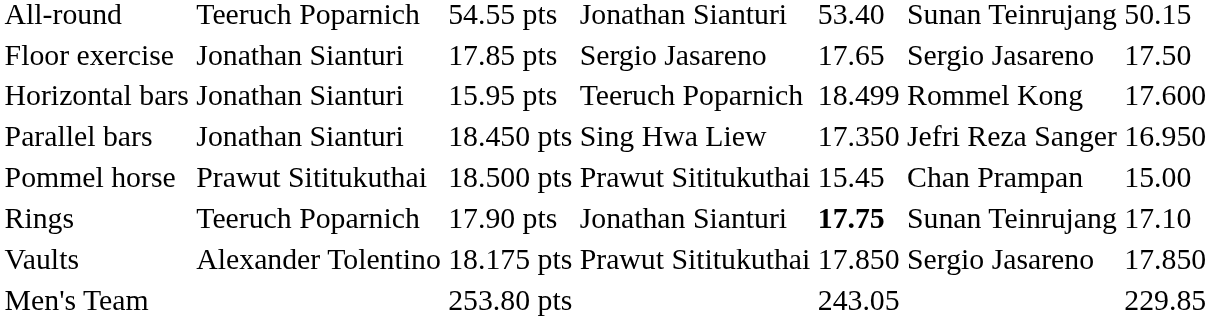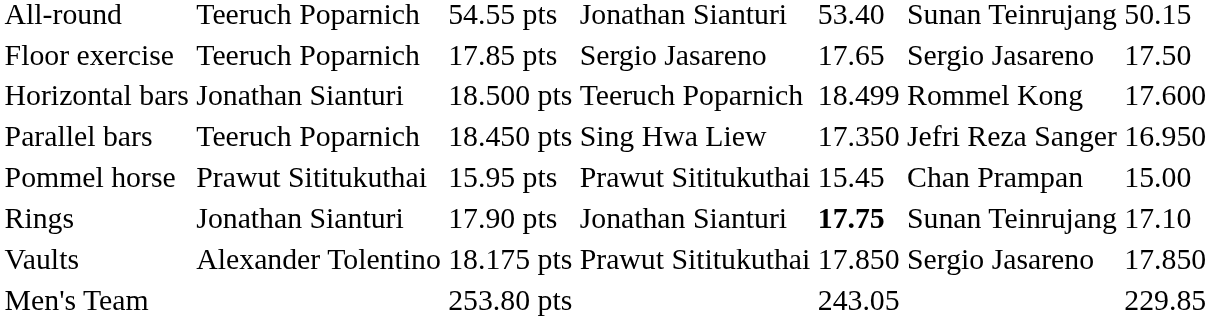(300, 54) Jonathan Sianturi -> (308, 54) Teeruch Poparnich
(503, 95) 15.95 pts -> (510, 95) 18.500 pts
(300, 136) Jonathan Sianturi -> (308, 136) Teeruch Poparnich
(510, 177) 18.500 pts -> (503, 177) 15.95 pts
(308, 218) Teeruch Poparnich -> (300, 218) Jonathan Sianturi
